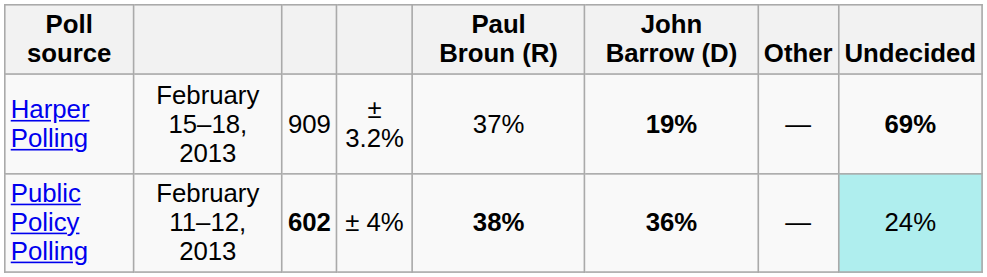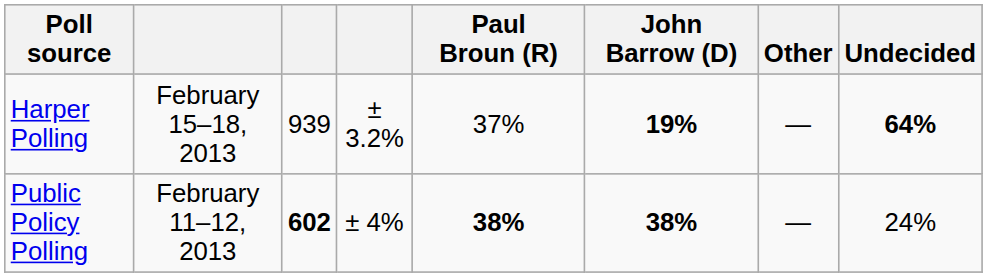(309, 123) 909 -> (309, 123) 939
(910, 123) 69% -> (910, 123) 64%
(671, 222) 36% -> (671, 222) 38%
(910, 222) paleturquoise background -> (910, 222) no background
